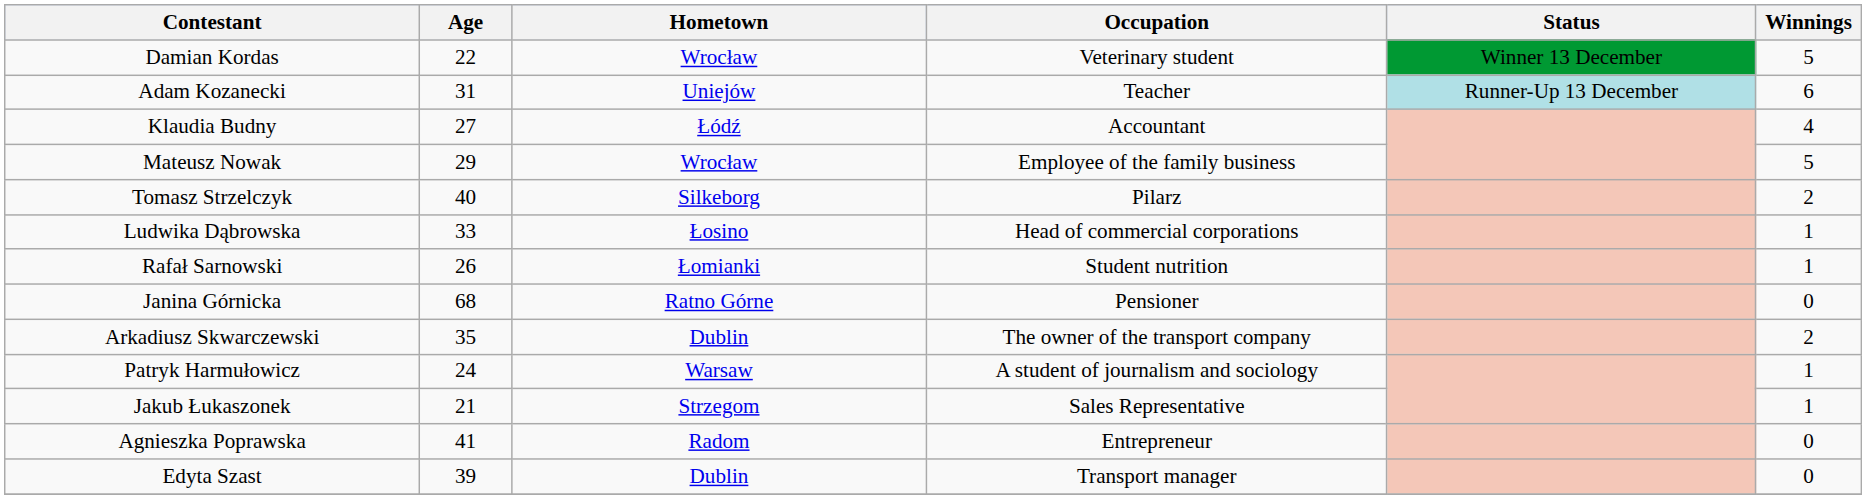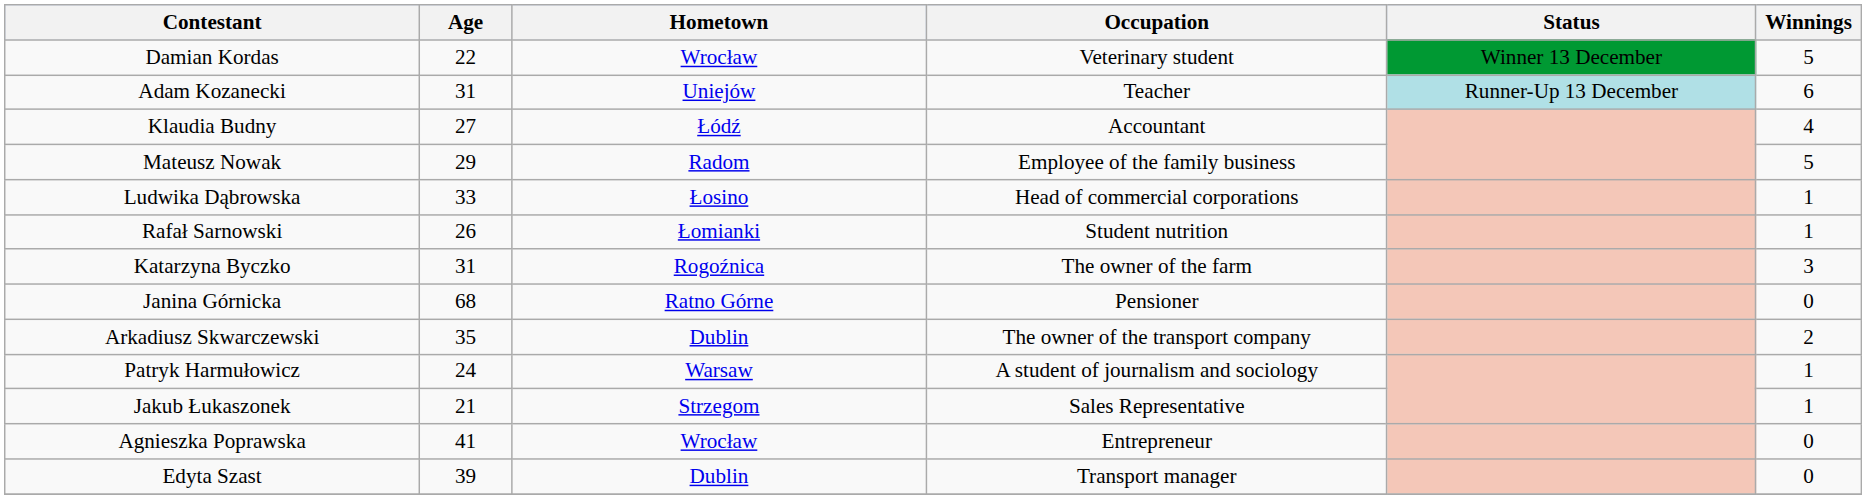(719, 161) Wrocław -> (719, 161) Radom
- row: (212, 196)
+ row: (212, 266)
(719, 441) Radom -> (719, 441) Wrocław
